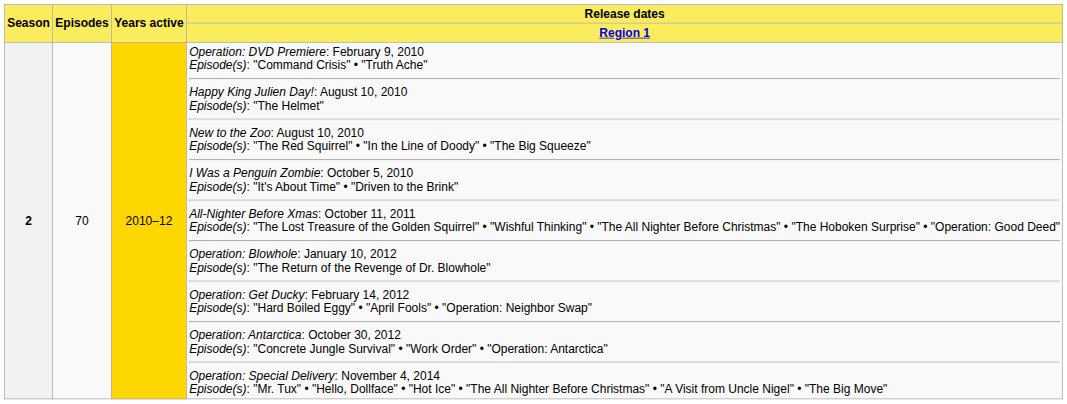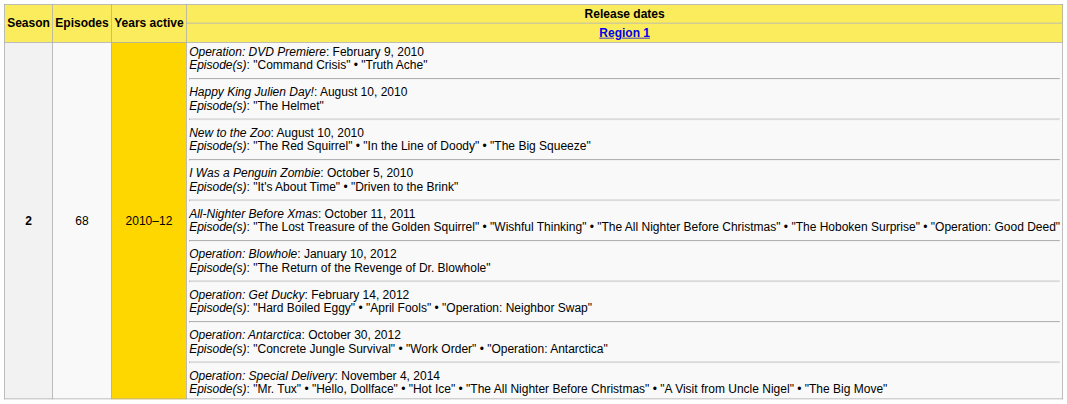(82, 220) 70 -> (82, 220) 68
